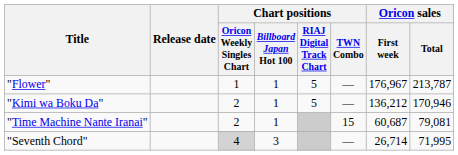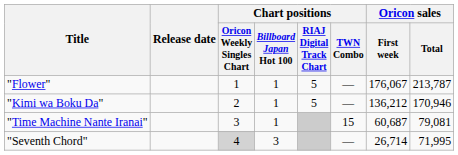(388, 84) 176,967 -> (388, 84) 176,067
(236, 122) 2 -> (236, 122) 3
